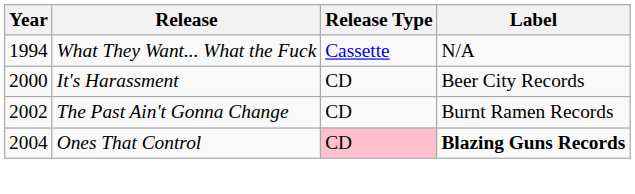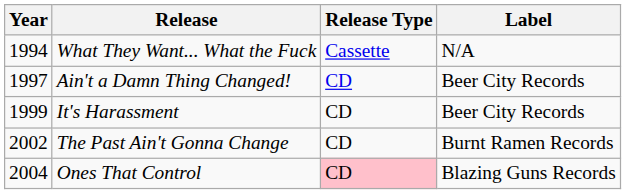+ row: (174, 81)
(28, 81) 2000 -> (28, 111) 1999
(533, 142) bold -> (529, 173) normal
